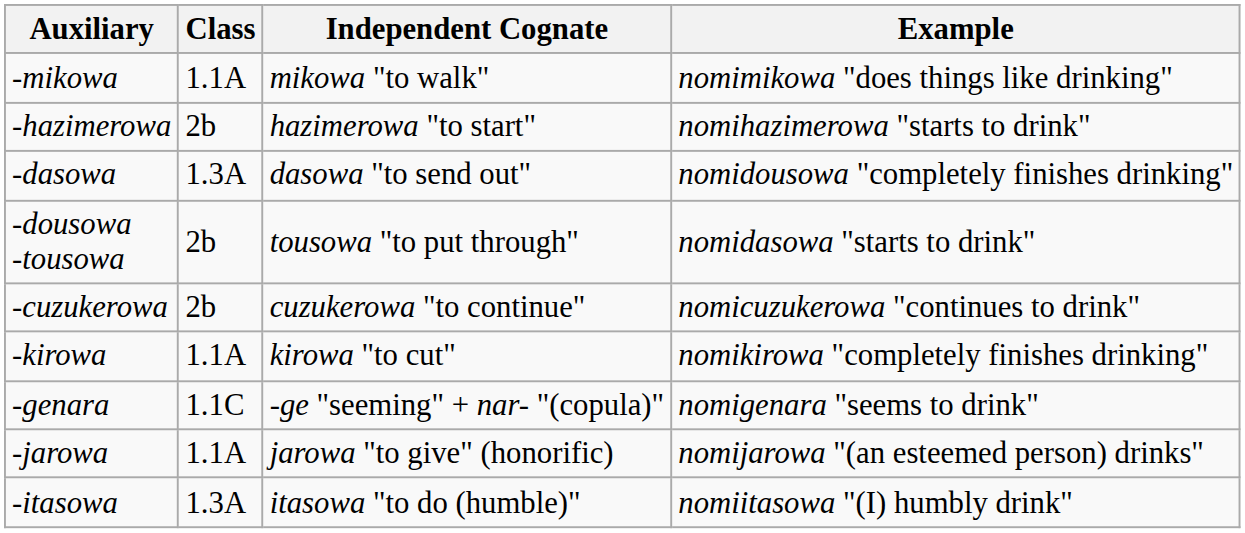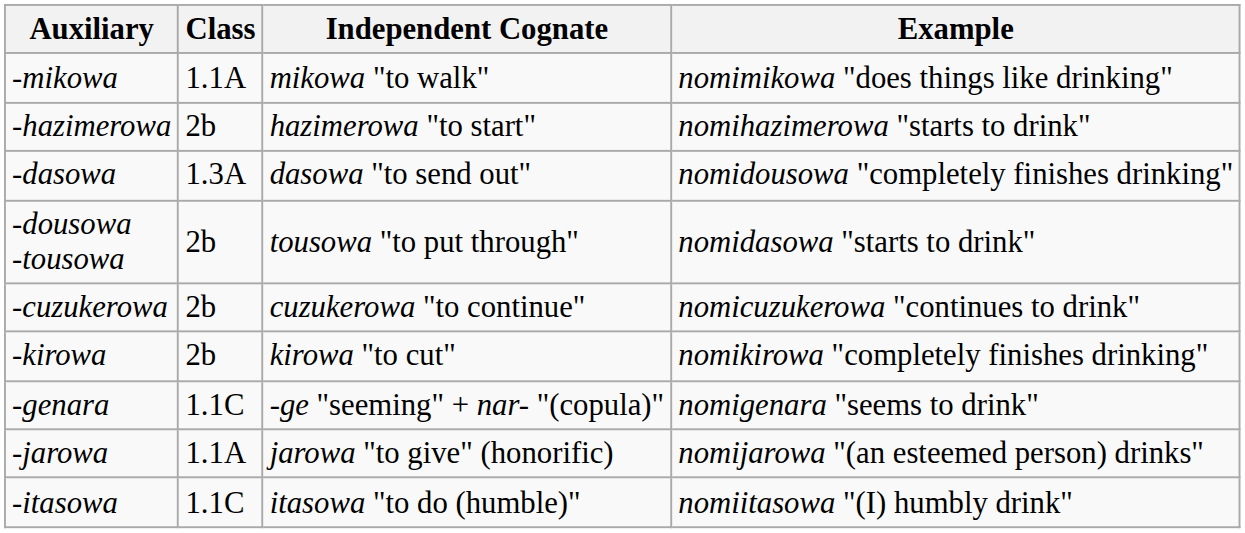(216, 355) 1.1A -> (201, 355) 2b
(216, 501) 1.3A -> (215, 501) 1.1C
